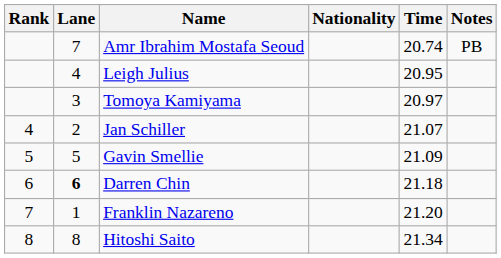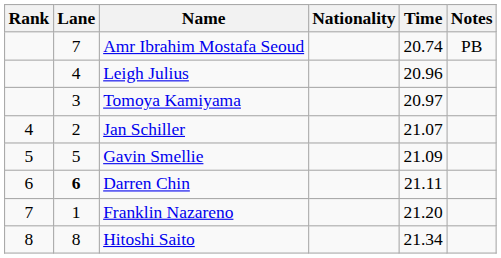(423, 73) 20.95 -> (423, 73) 20.96
(423, 184) 21.18 -> (423, 184) 21.11
